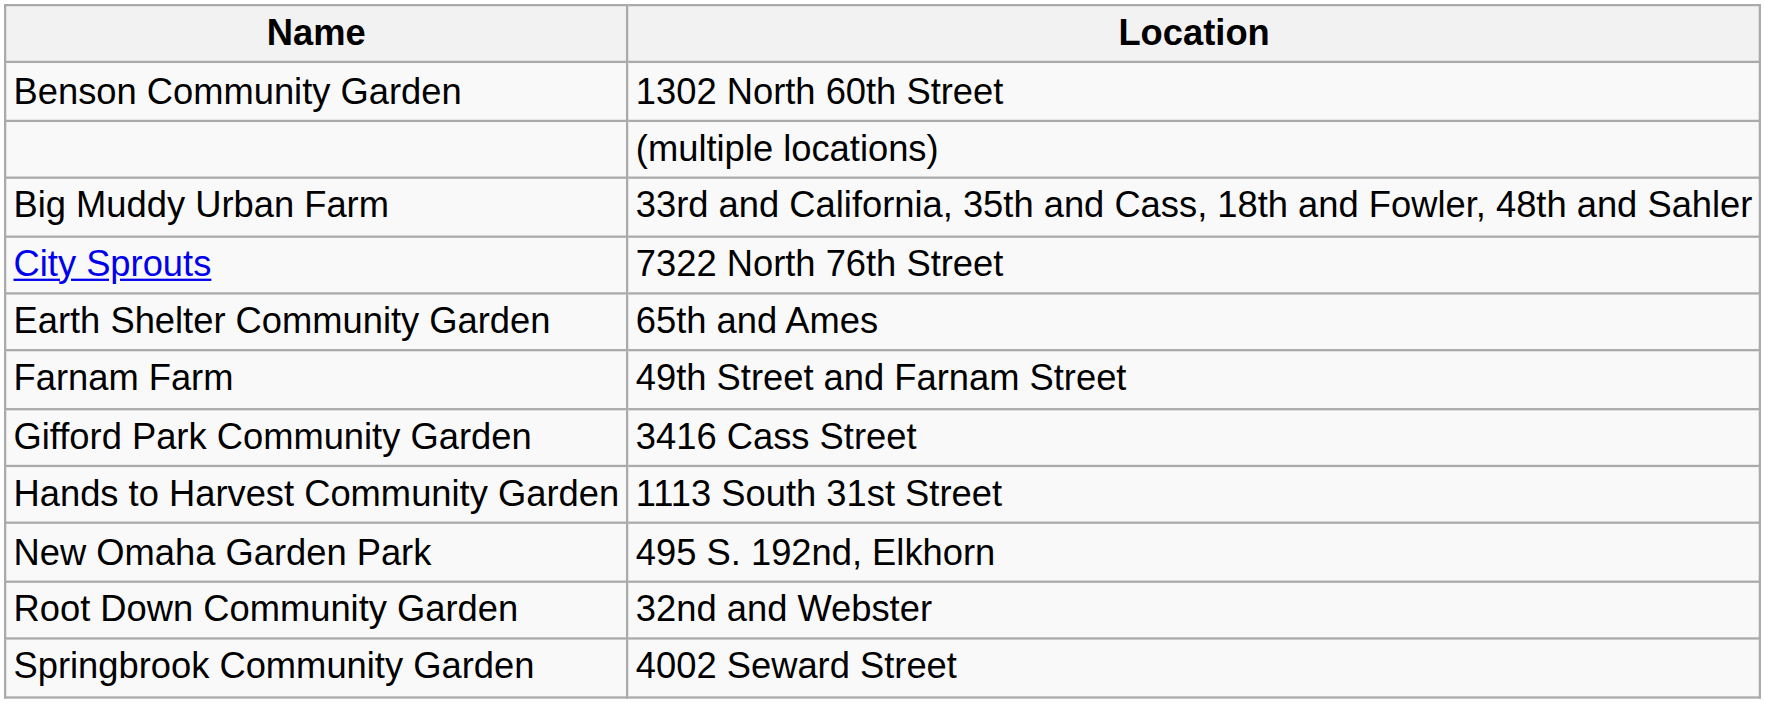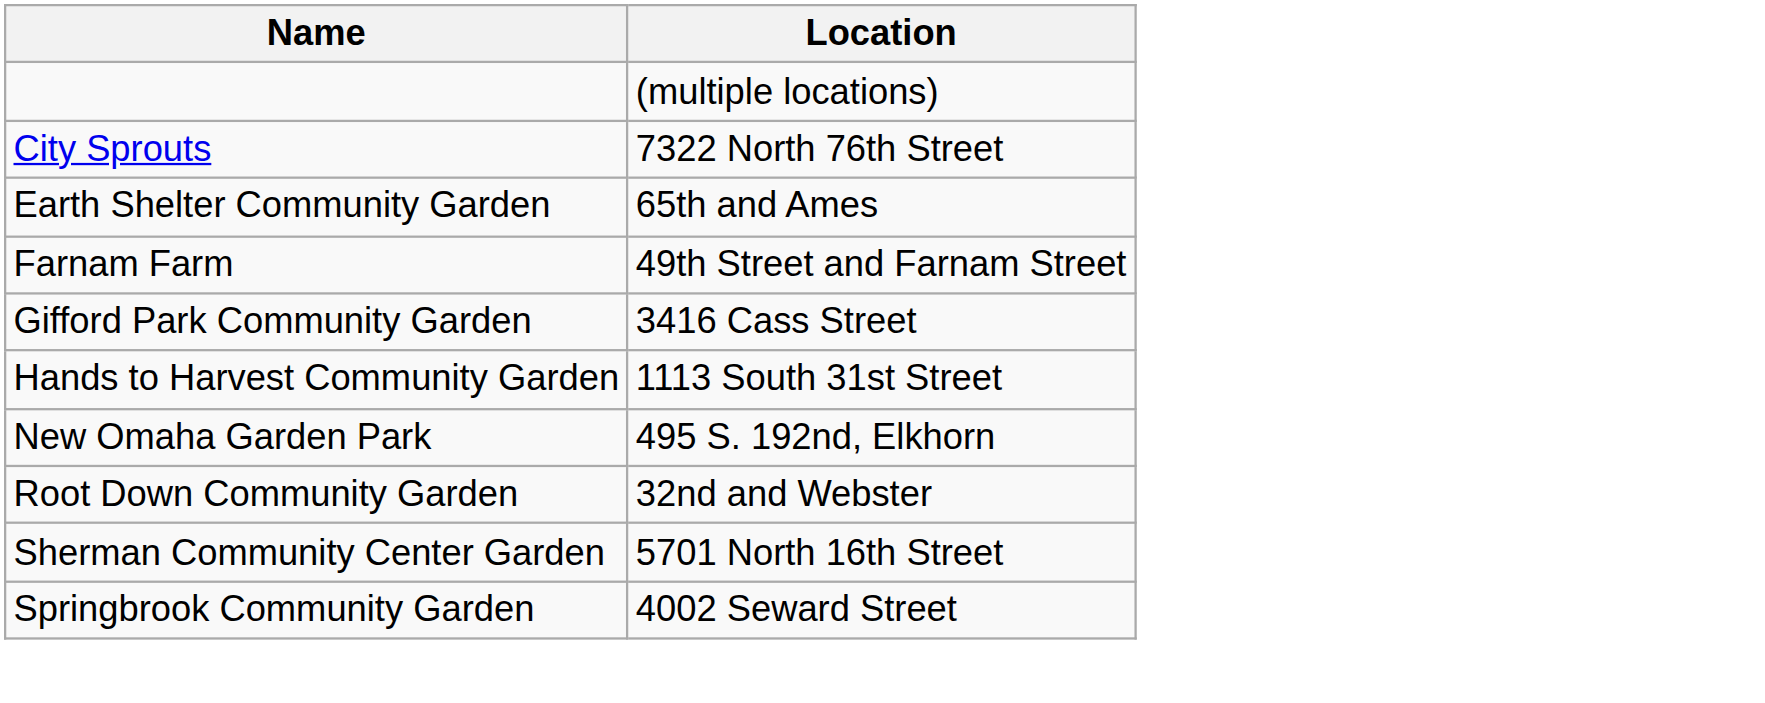- row: (238, 90)
- row: (201, 206)
+ row: (309, 551)
